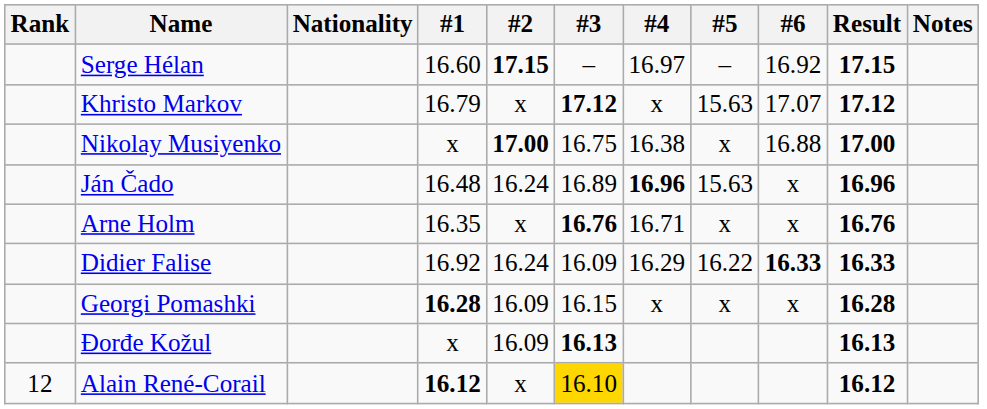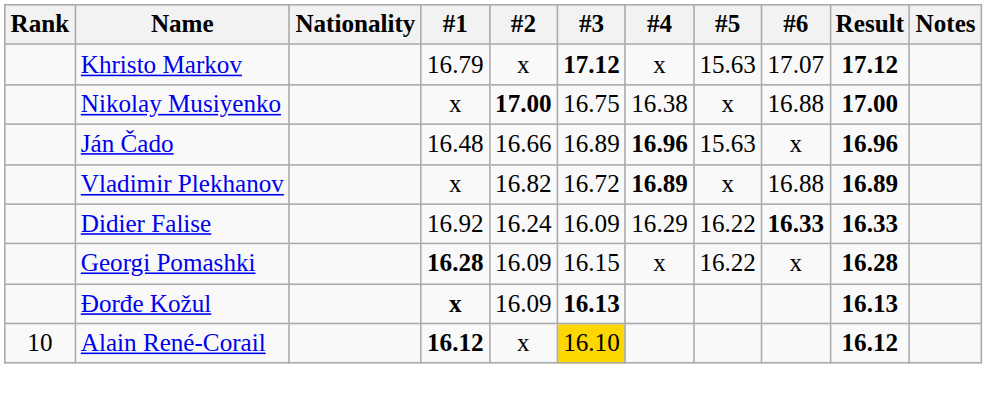- row: (142, 64)
(521, 183) 16.24 -> (523, 143) 16.66
+ row: (182, 183)
- row: (138, 223)
(725, 303) x -> (728, 263) 16.22
(453, 343) normal -> (455, 303) bold
(40, 382) 12 -> (40, 343) 10
